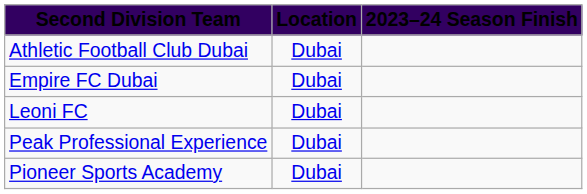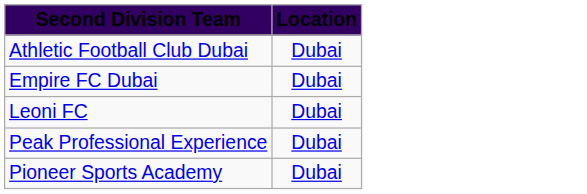- column: (472, 19)
